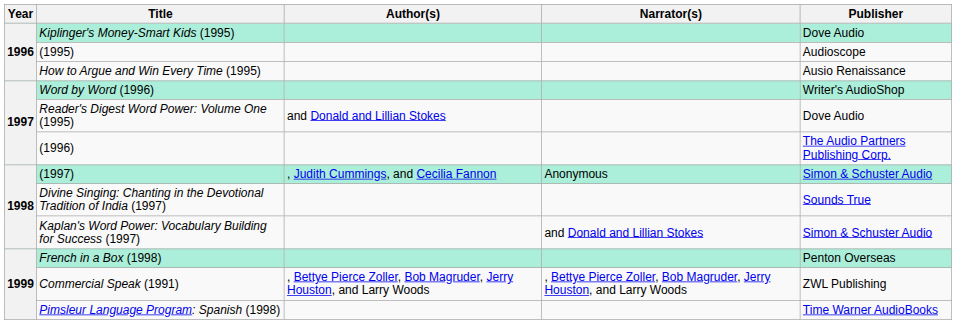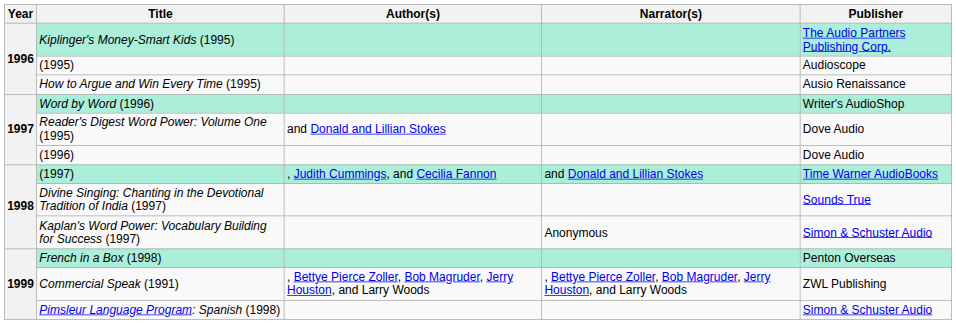(834, 33) Dove Audio -> (854, 39) The Audio Partners Publishing Corp.
(854, 148) The Audio Partners Publishing Corp. -> (834, 155) Dove Audio
(576, 174) Anonymous -> (624, 174) and Donald and Lillian Stokes
(868, 174) Simon & Schuster Audio -> (870, 174) Time Warner AudioBooks
(624, 232) and Donald and Lillian Stokes -> (576, 232) Anonymous
(870, 309) Time Warner AudioBooks -> (868, 309) Simon & Schuster Audio
